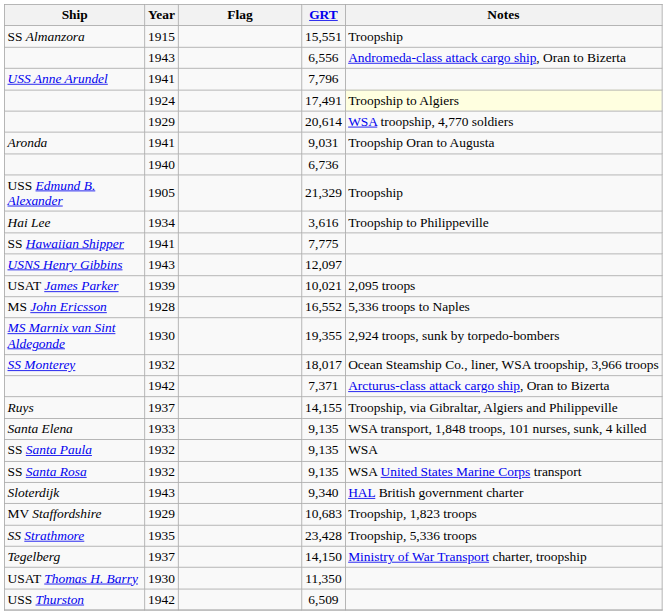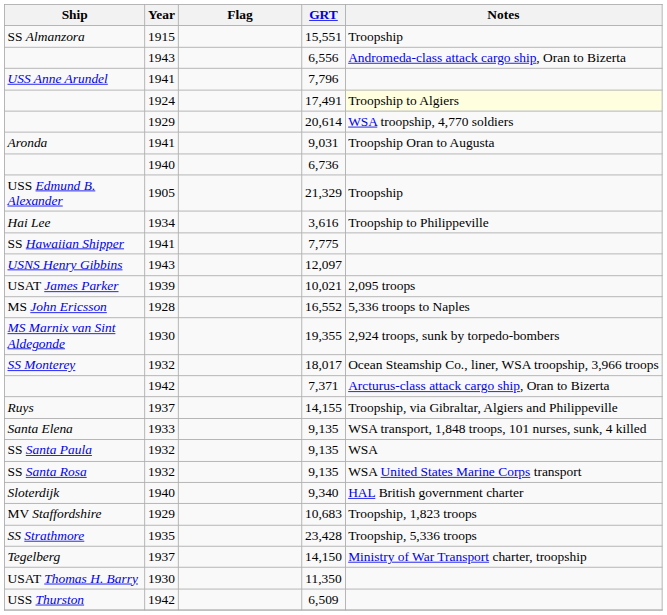(162, 493) 1943 -> (162, 493) 1940
